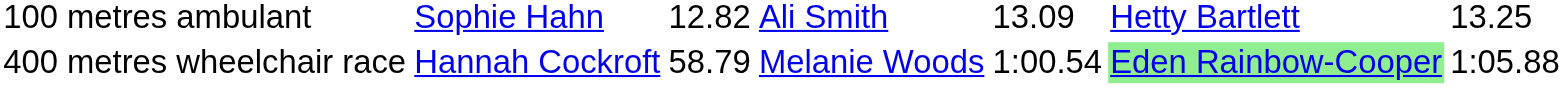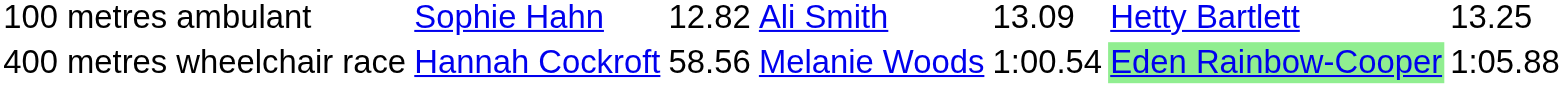(710, 62) 58.79 -> (710, 62) 58.56
